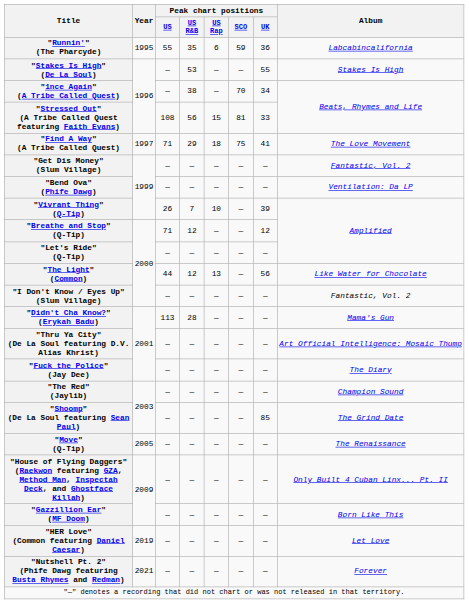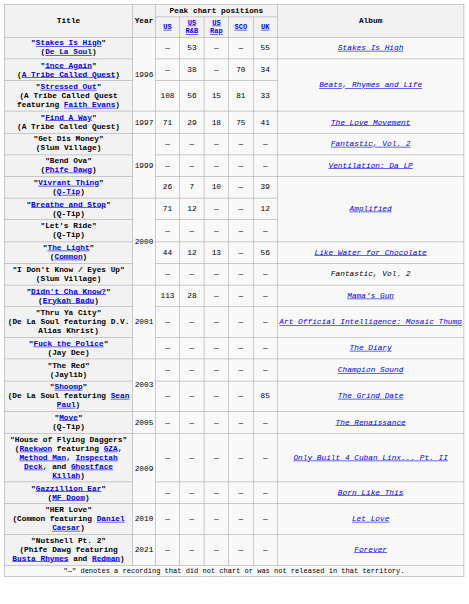- row: (69, 48)
(144, 541) 2019 -> (144, 519) 2010
